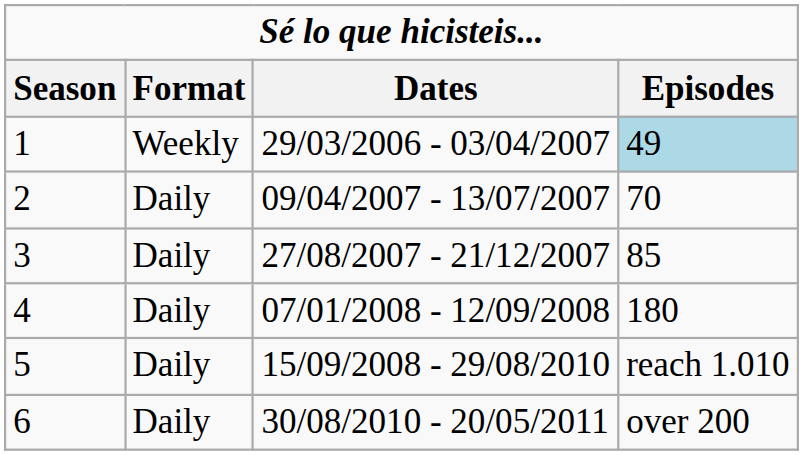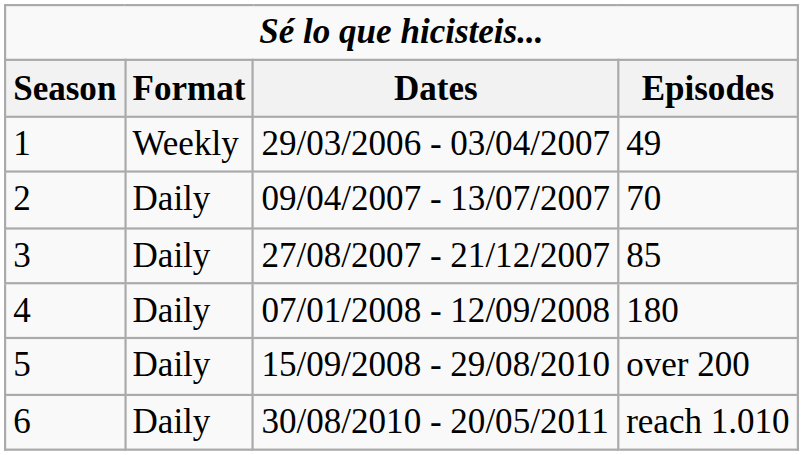(644, 143) lightblue background -> (644, 143) no background
(708, 365) reach 1.010 -> (688, 365) over 200
(688, 421) over 200 -> (708, 421) reach 1.010
